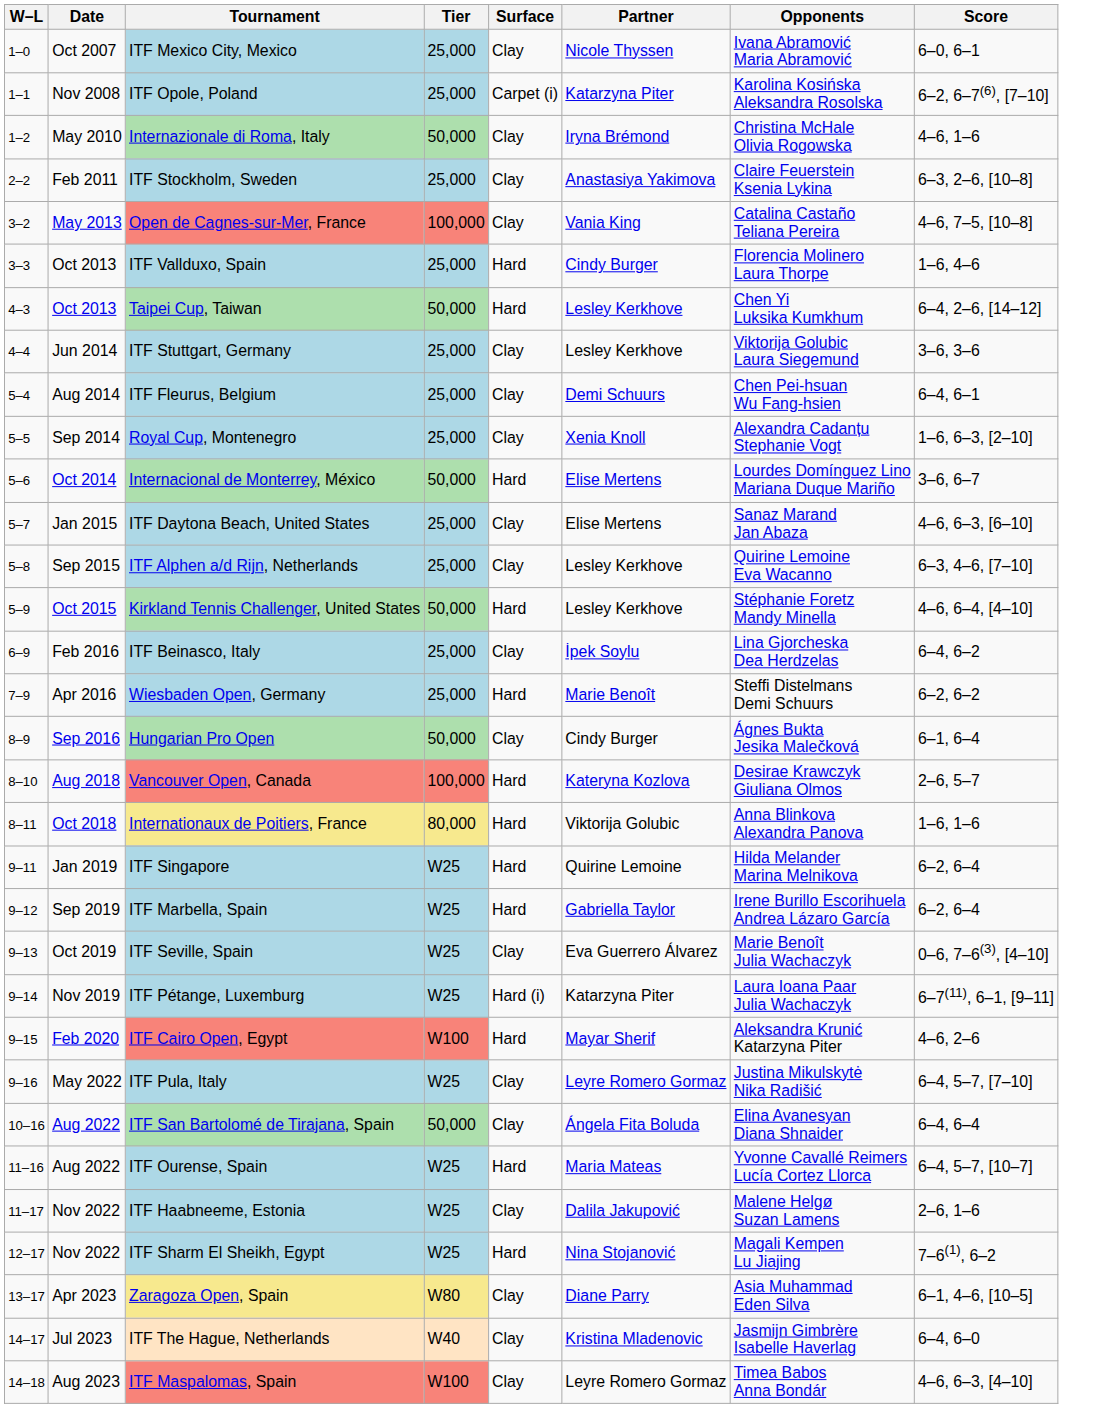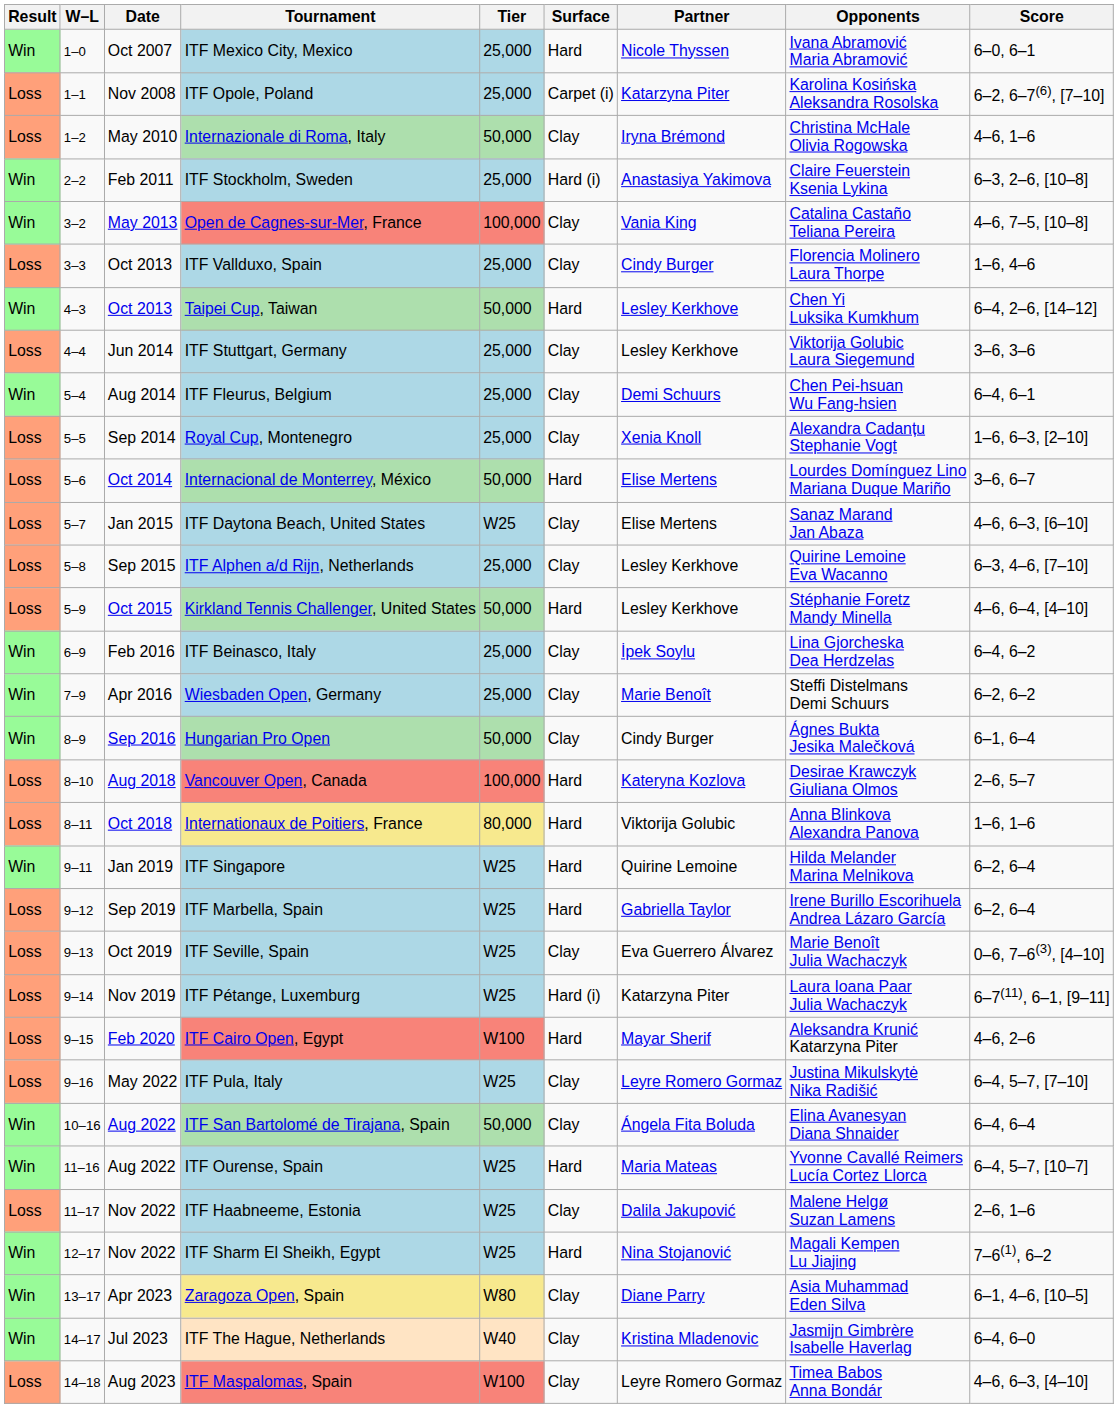+ column: (32, 17)
(508, 51) Clay -> (565, 51) Hard
(508, 179) Clay -> (574, 179) Hard (i)
(509, 265) Hard -> (564, 265) Clay
(452, 523) 25,000 -> (499, 523) W25
(509, 695) Hard -> (564, 695) Clay
